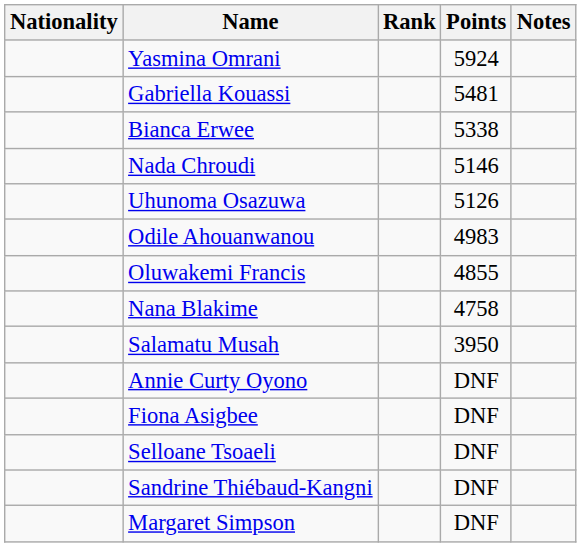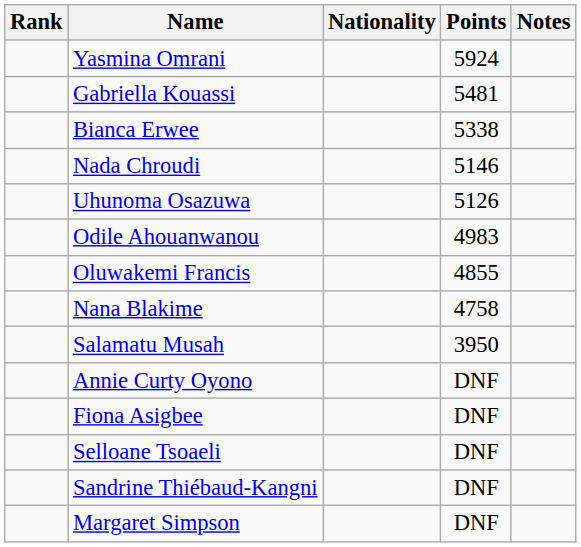columns swapped: (409, 22) <-> (64, 22)
